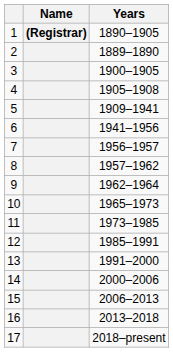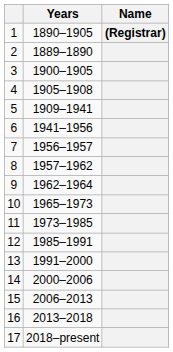columns swapped: (56, 14) <-> (129, 14)
